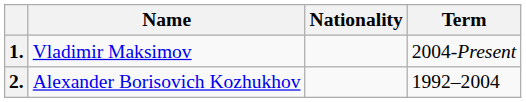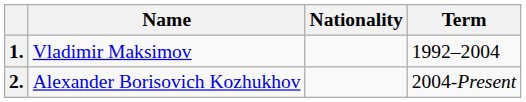(464, 50) 2004-Present -> (456, 50) 1992–2004
(456, 81) 1992–2004 -> (464, 81) 2004-Present
